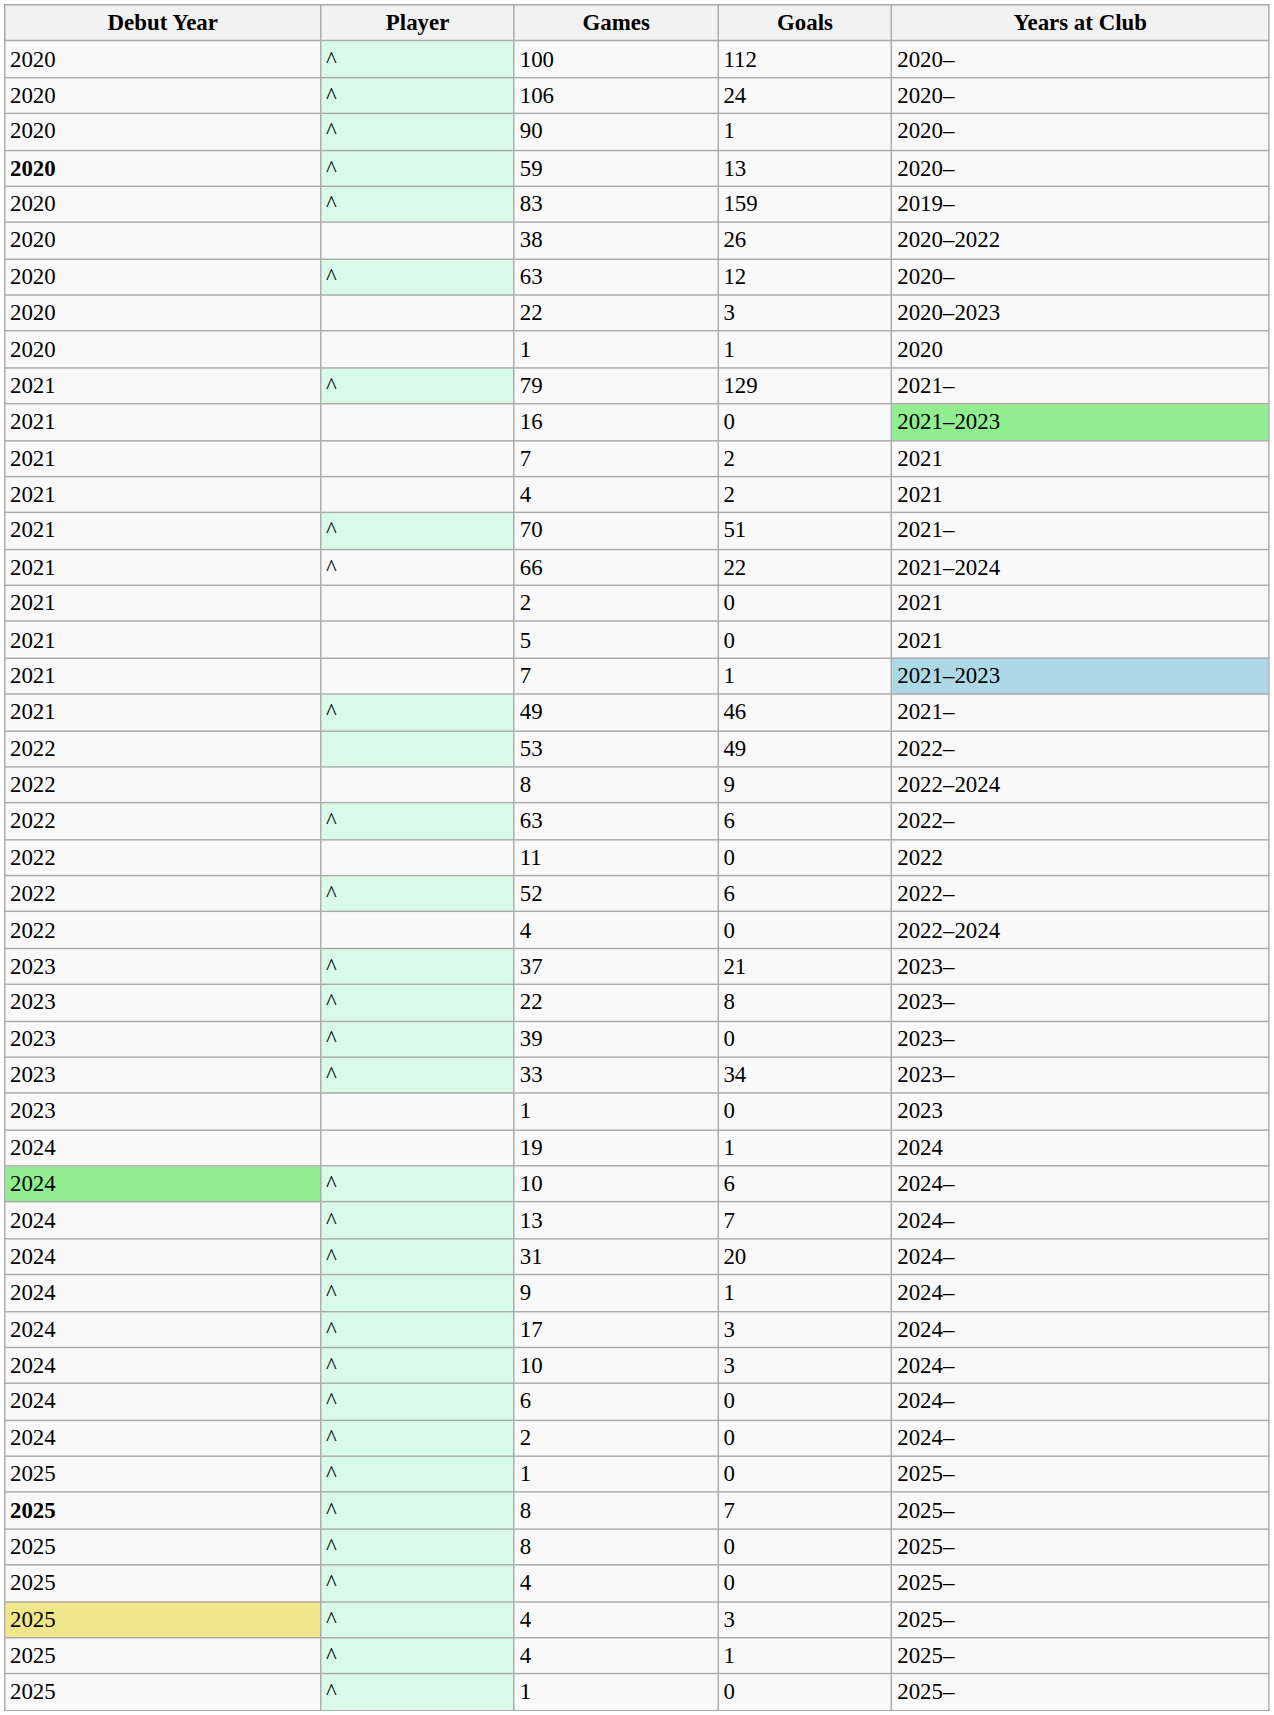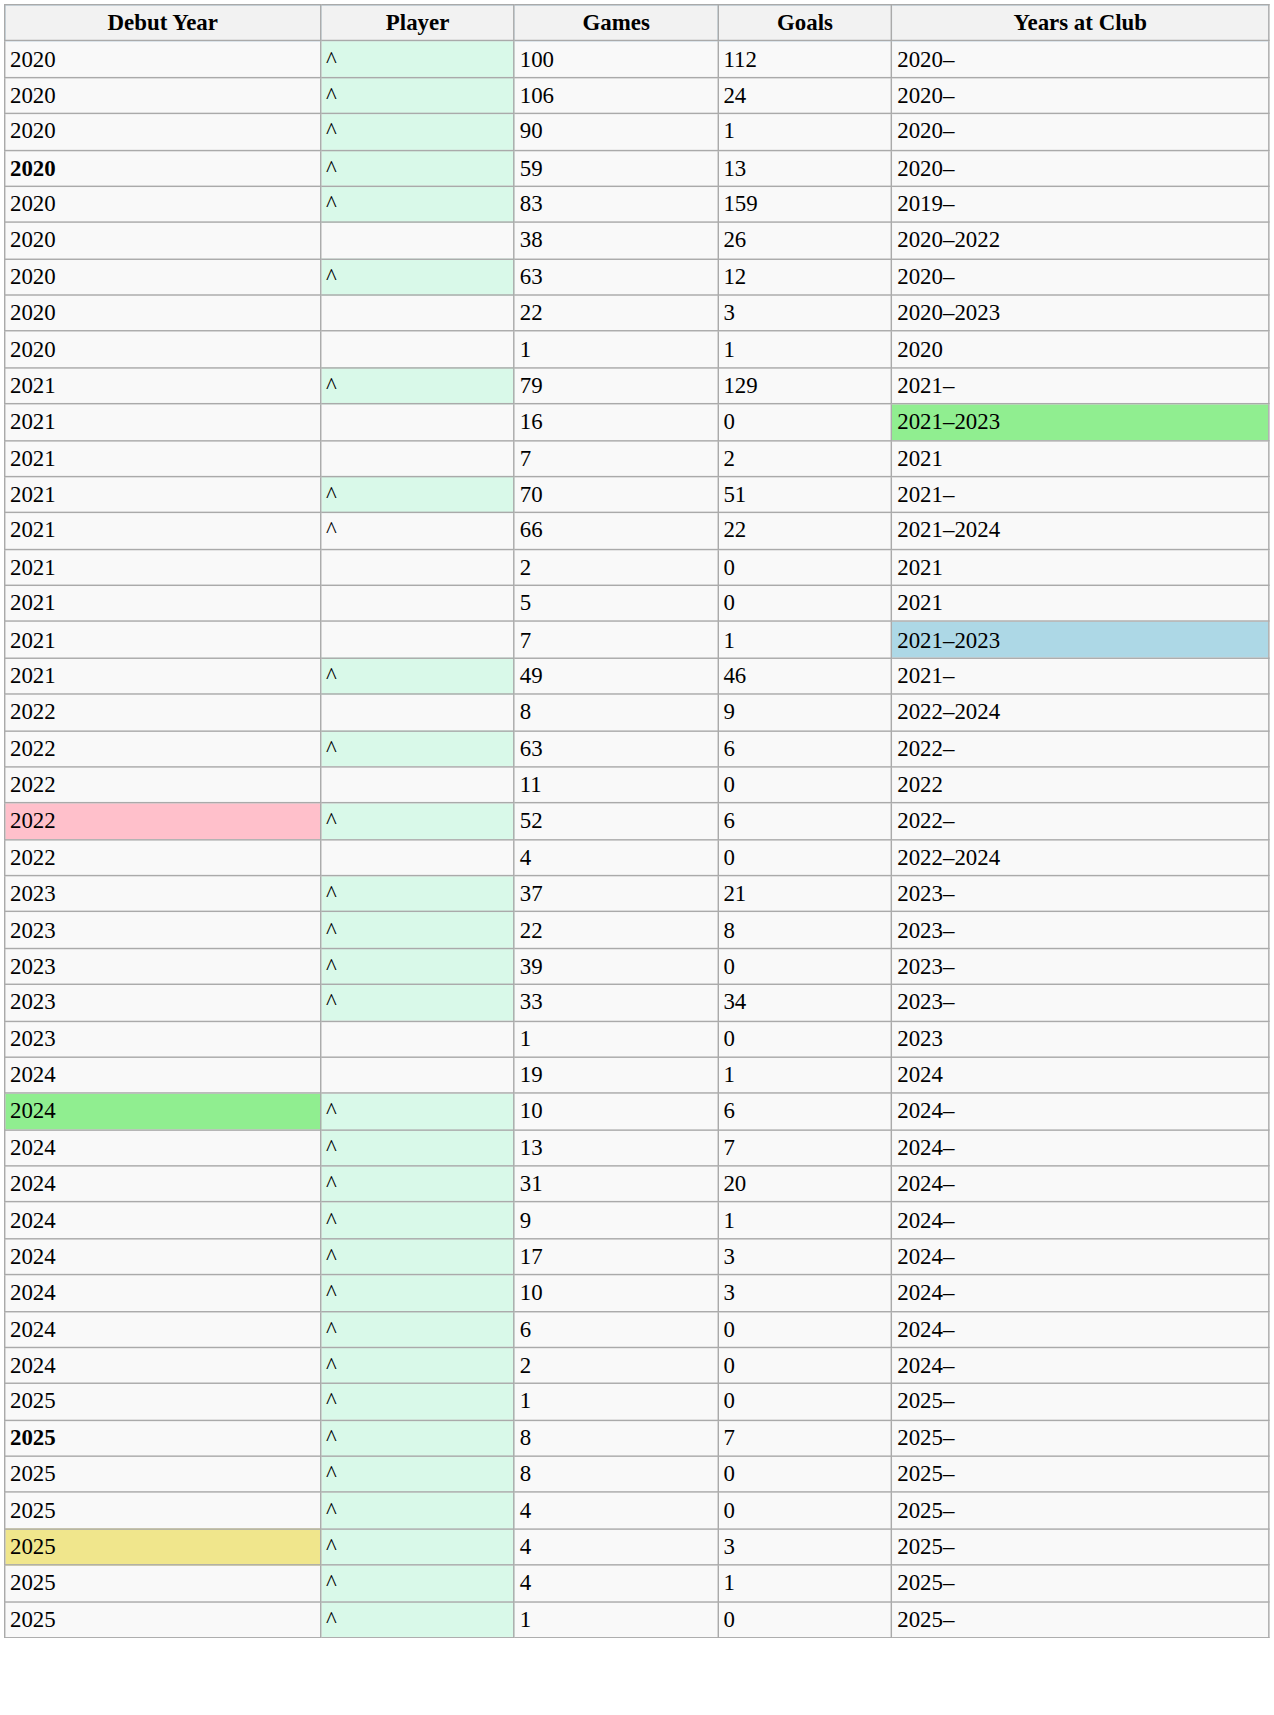- row: (525, 494)
- row: (531, 748)
(33, 893) no background -> (33, 820) pink background
